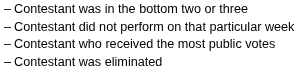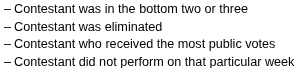rows swapped: (88, 61) <-> (154, 26)
